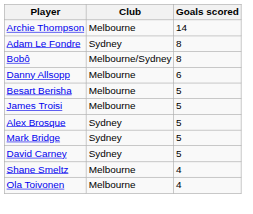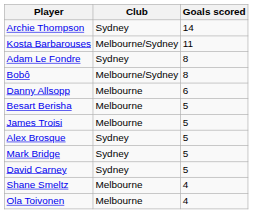(112, 28) Melbourne -> (112, 28) Sydney
+ row: (49, 43)
